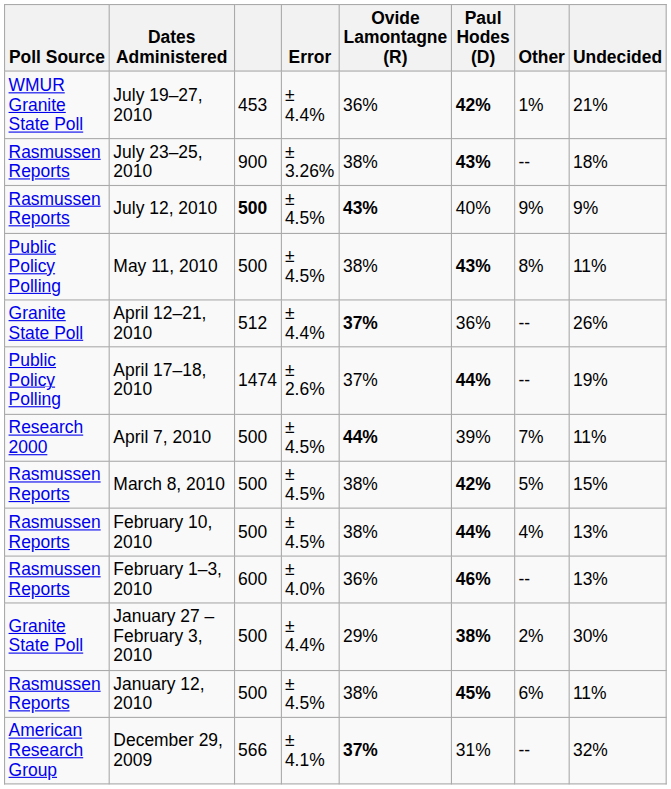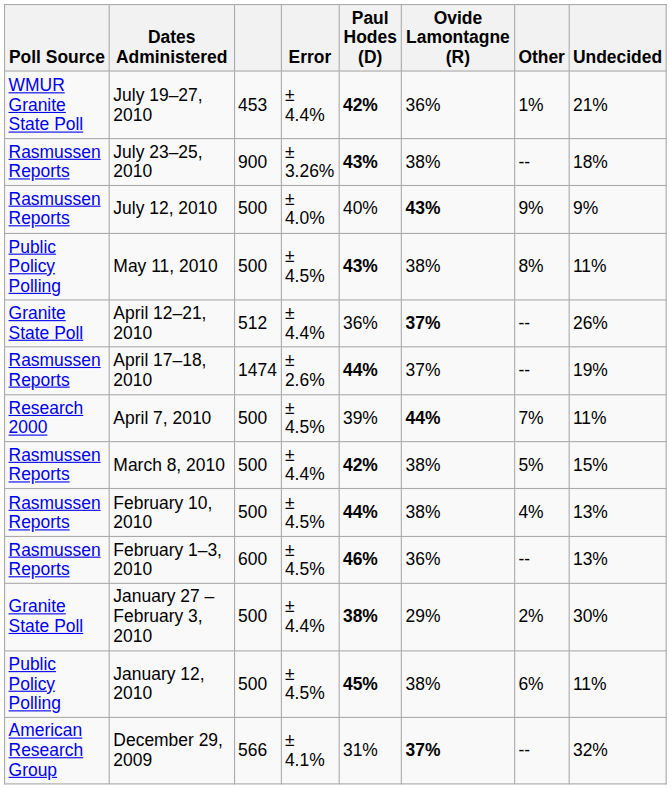columns swapped: (483, 37) <-> (395, 37)
(253, 209) bold -> (253, 209) normal
(305, 209) ± 4.5% -> (305, 209) ± 4.0%
(35, 380) Public Policy Polling -> (55, 370) Rasmussen Reports
(305, 484) ± 4.5% -> (305, 465) ± 4.4%
(305, 579) ± 4.0% -> (305, 559) ± 4.5%
(55, 693) Rasmussen Reports -> (35, 683) Public Policy Polling
